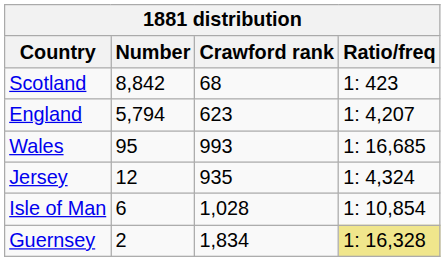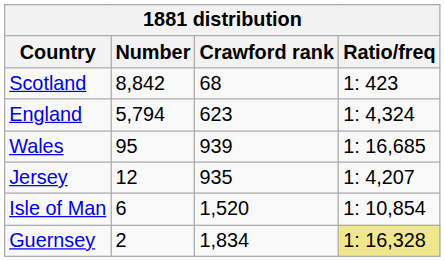(379, 114) 1: 4,207 -> (379, 114) 1: 4,324
(216, 146) 993 -> (216, 146) 939
(379, 177) 1: 4,324 -> (379, 177) 1: 4,207
(224, 209) 1,028 -> (224, 209) 1,520
